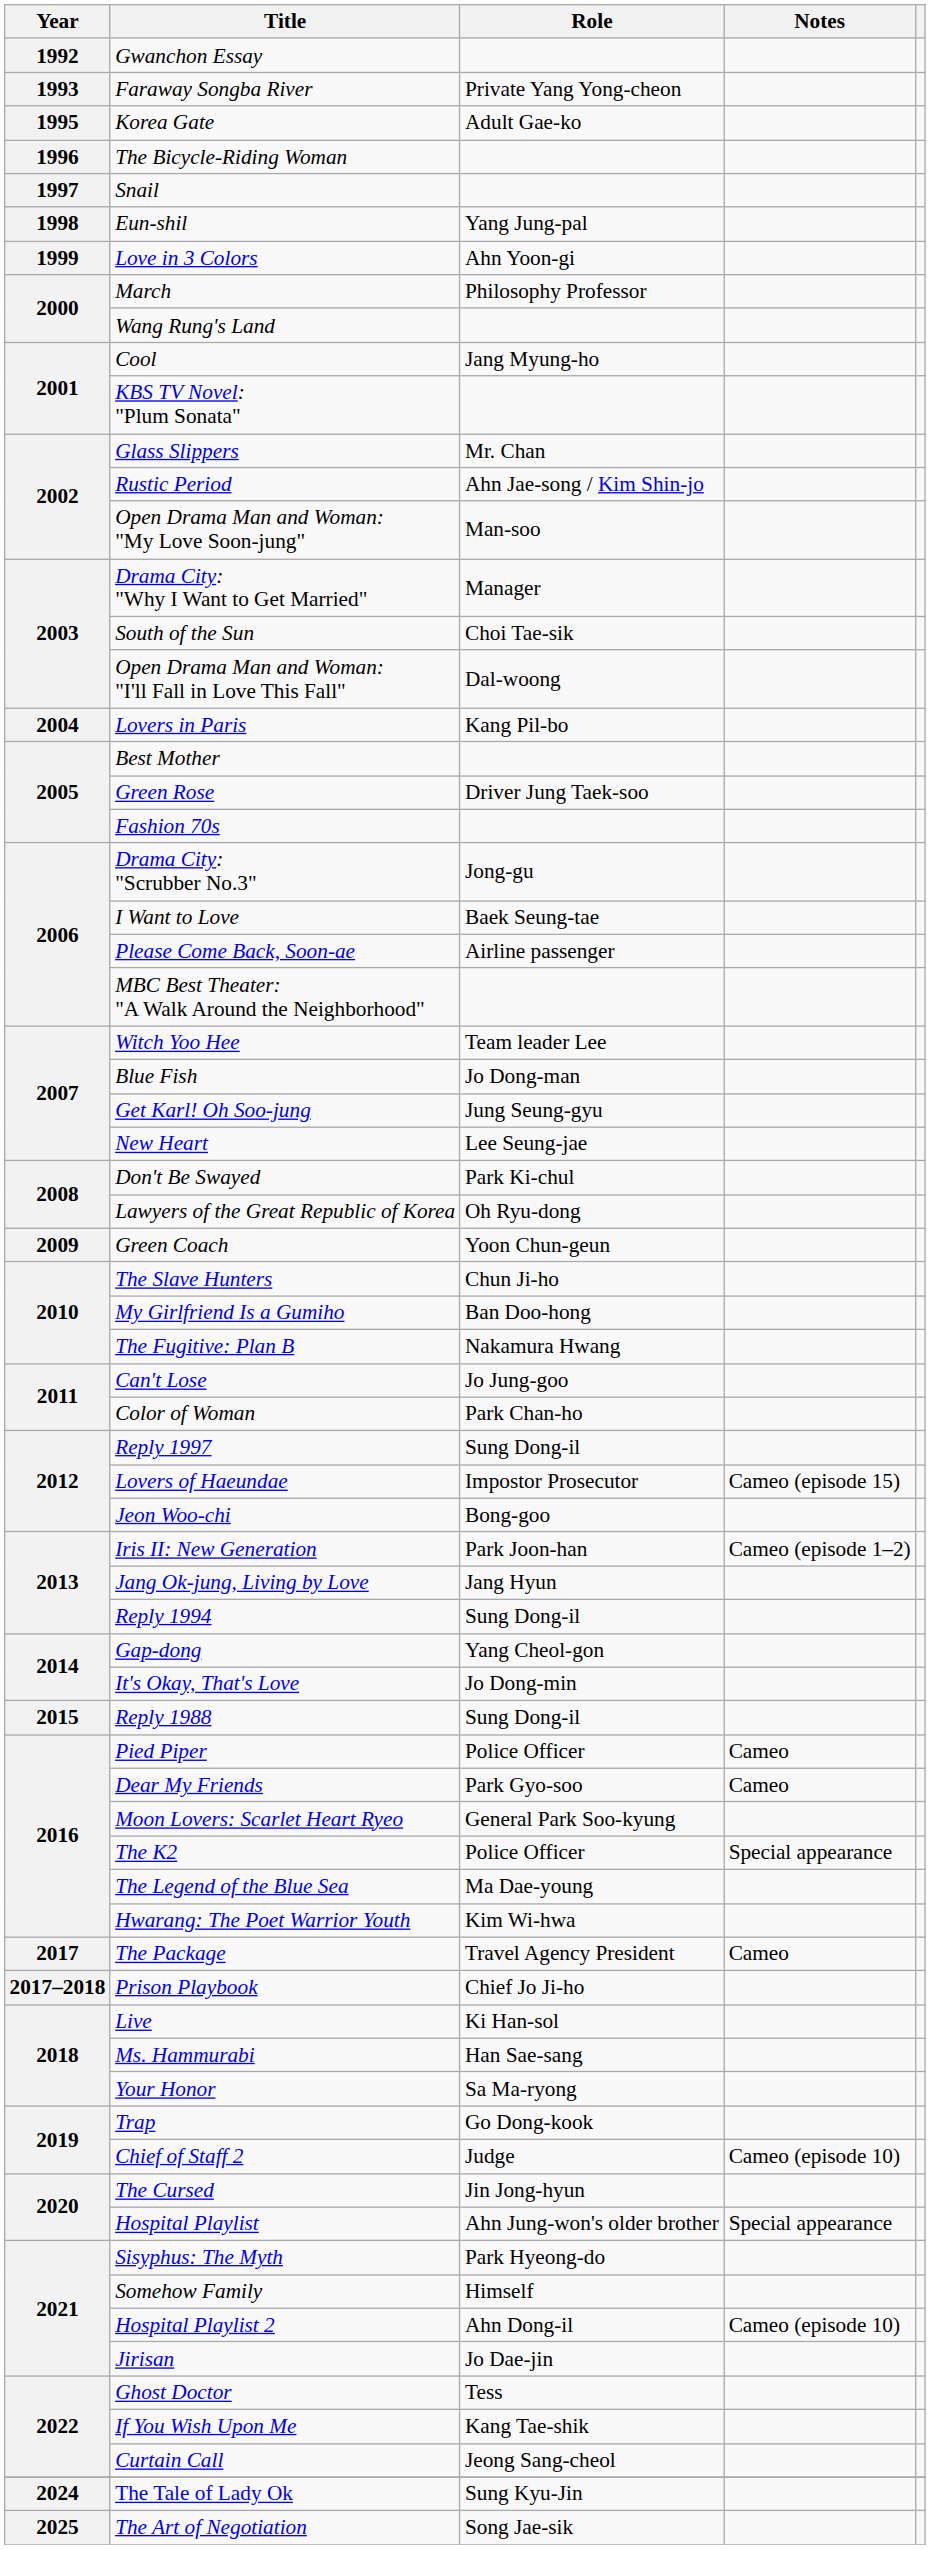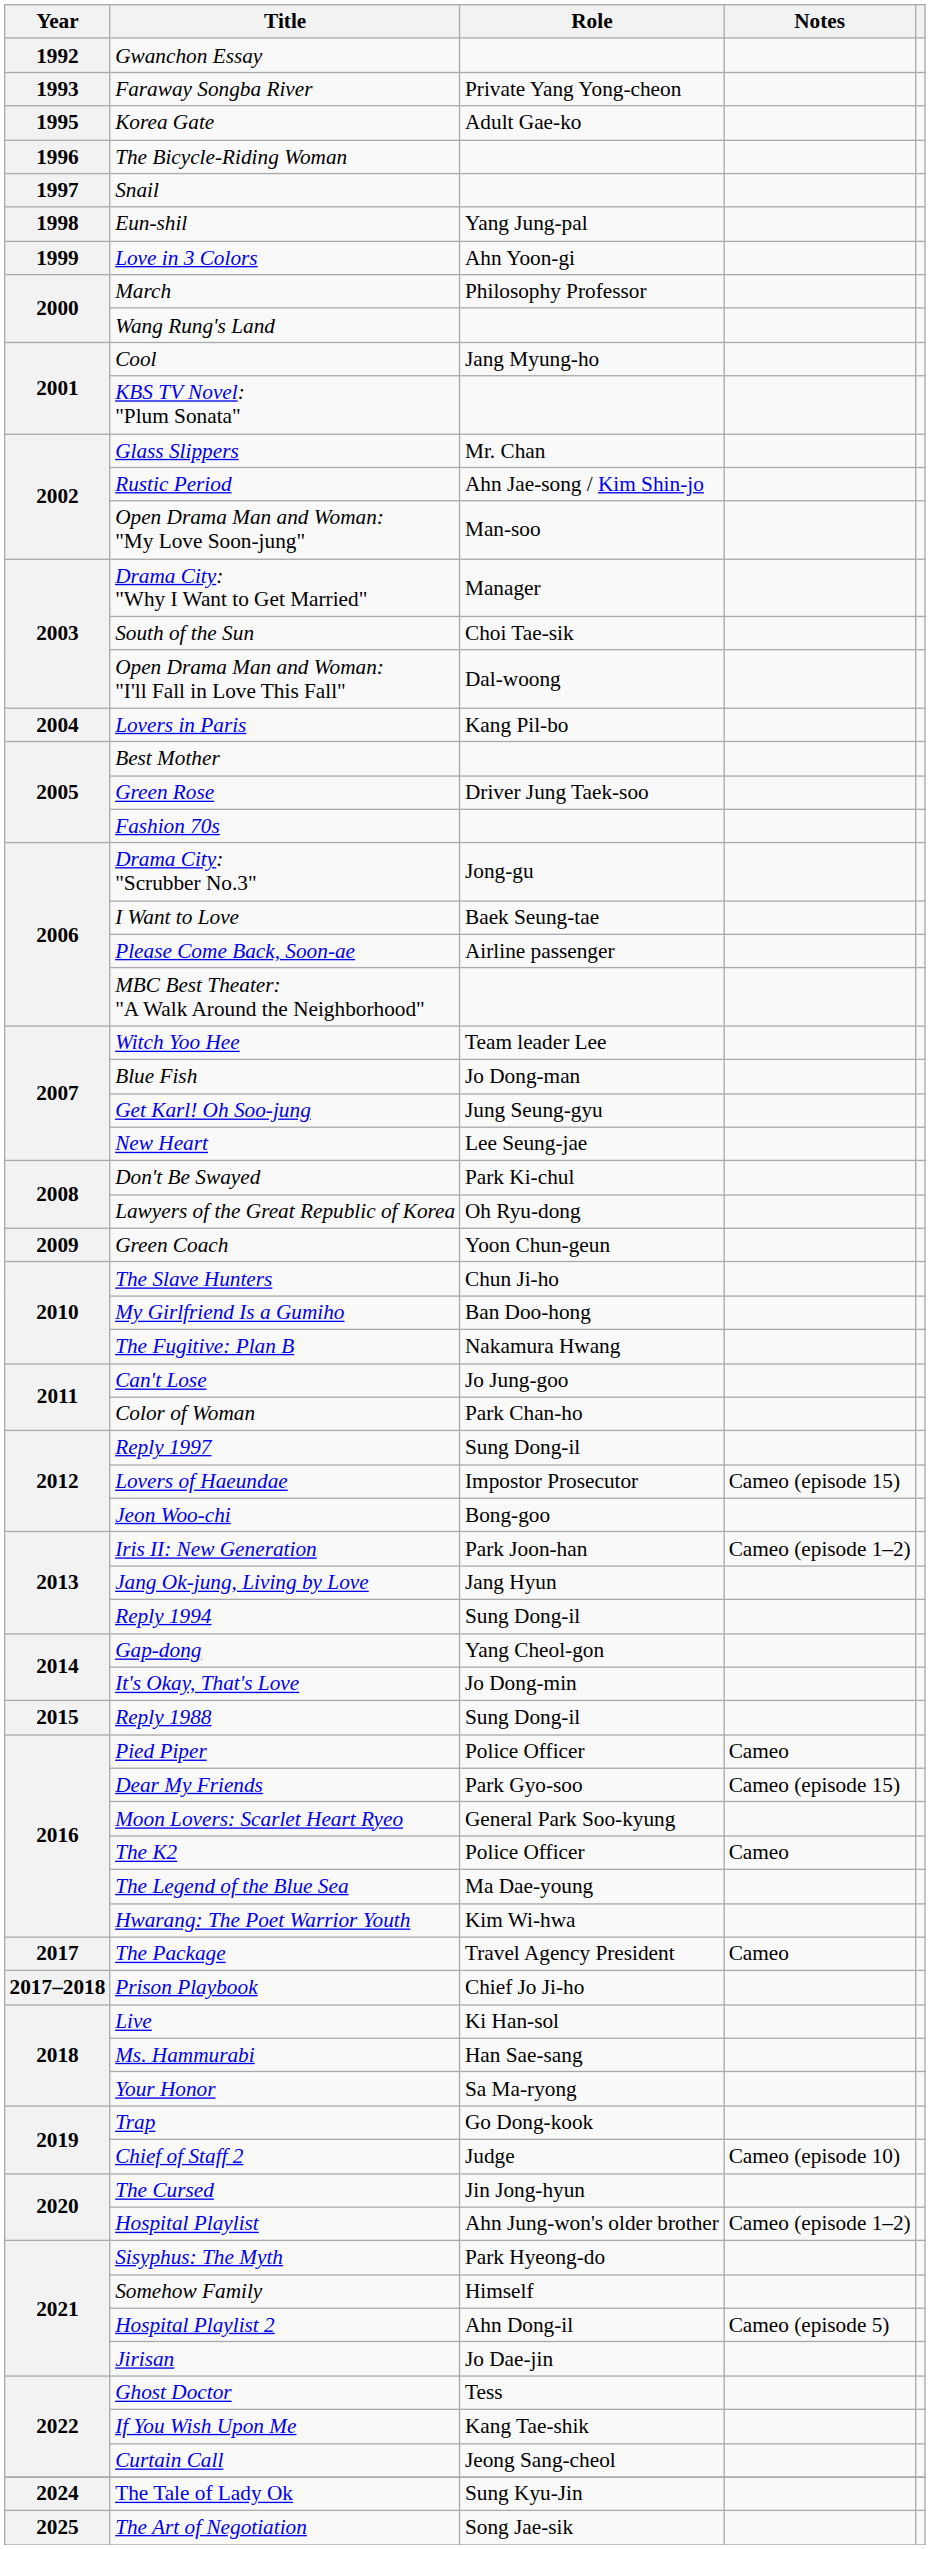(759, 1784) Cameo -> (814, 1784) Cameo (episode 15)
(810, 1852) Special appearance -> (759, 1852) Cameo
(810, 2223) Special appearance -> (820, 2223) Cameo (episode 1–2)
(814, 2324) Cameo (episode 10) -> (809, 2324) Cameo (episode 5)
